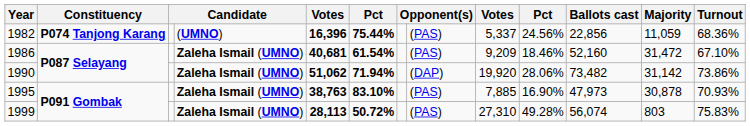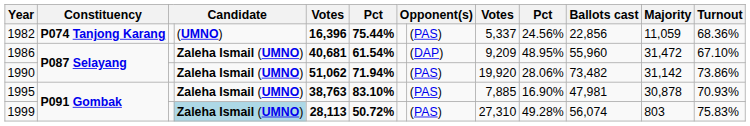(426, 53) (PAS) -> (427, 53) (DAP)
(543, 53) 18.46% -> (543, 53) 48.95%
(588, 53) 52,160 -> (588, 53) 55,960
(427, 73) (DAP) -> (426, 73) (PAS)
(588, 92) 47,973 -> (588, 92) 47,981
(240, 112) no background -> (240, 112) lightblue background
